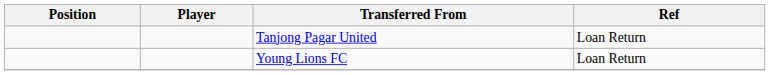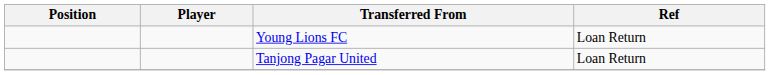rows swapped: (302, 59) <-> (316, 37)
